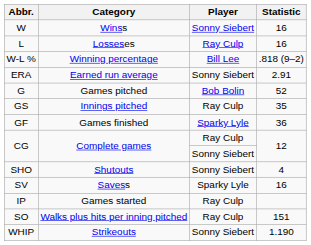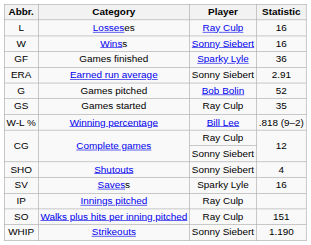rows swapped: (21, 28) <-> (21, 43)
rows swapped: (21, 59) <-> (21, 122)
(114, 106) Innings pitched -> (114, 106) Games started
(114, 201) Games started -> (114, 201) Innings pitched
